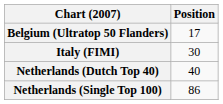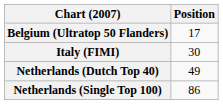(194, 71) 40 -> (194, 71) 49
